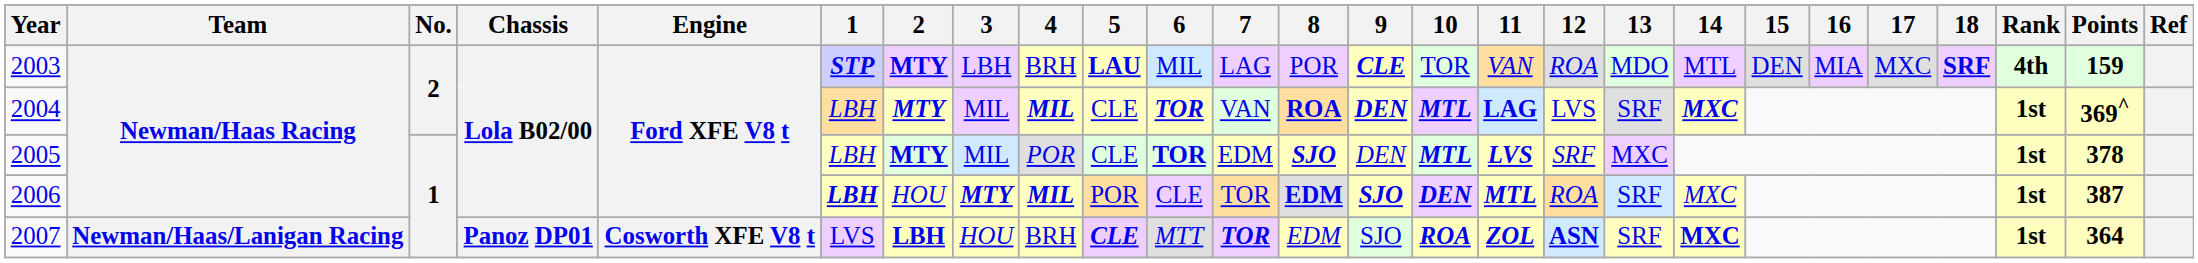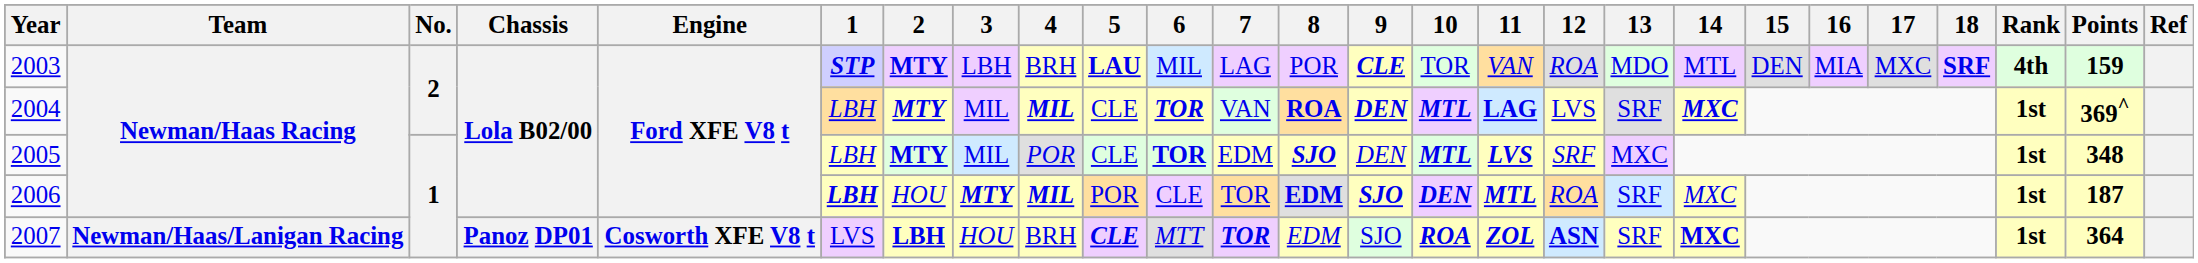(2105, 154) 378 -> (2105, 154) 348
(2105, 195) 387 -> (2105, 195) 187
